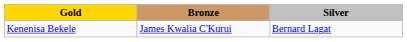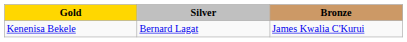columns swapped: (336, 12) <-> (203, 12)
